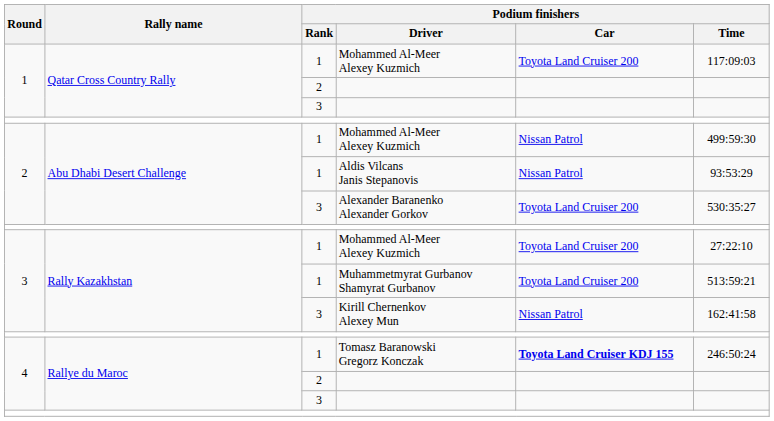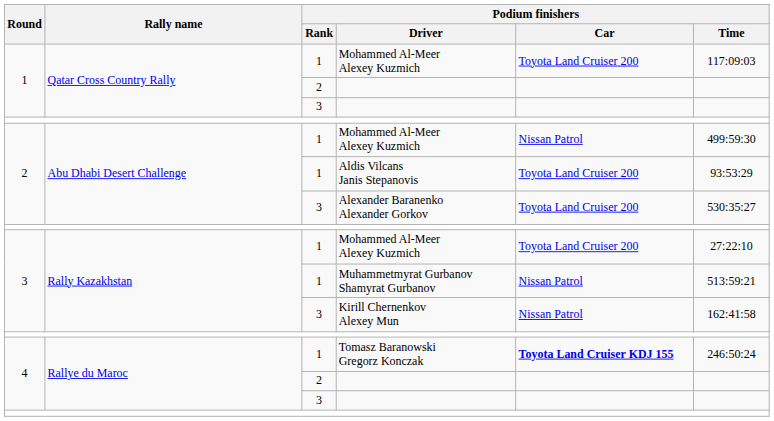(551, 173) Nissan Patrol -> (579, 173) Toyota Land Cruiser 200
(579, 280) Toyota Land Cruiser 200 -> (551, 280) Nissan Patrol
